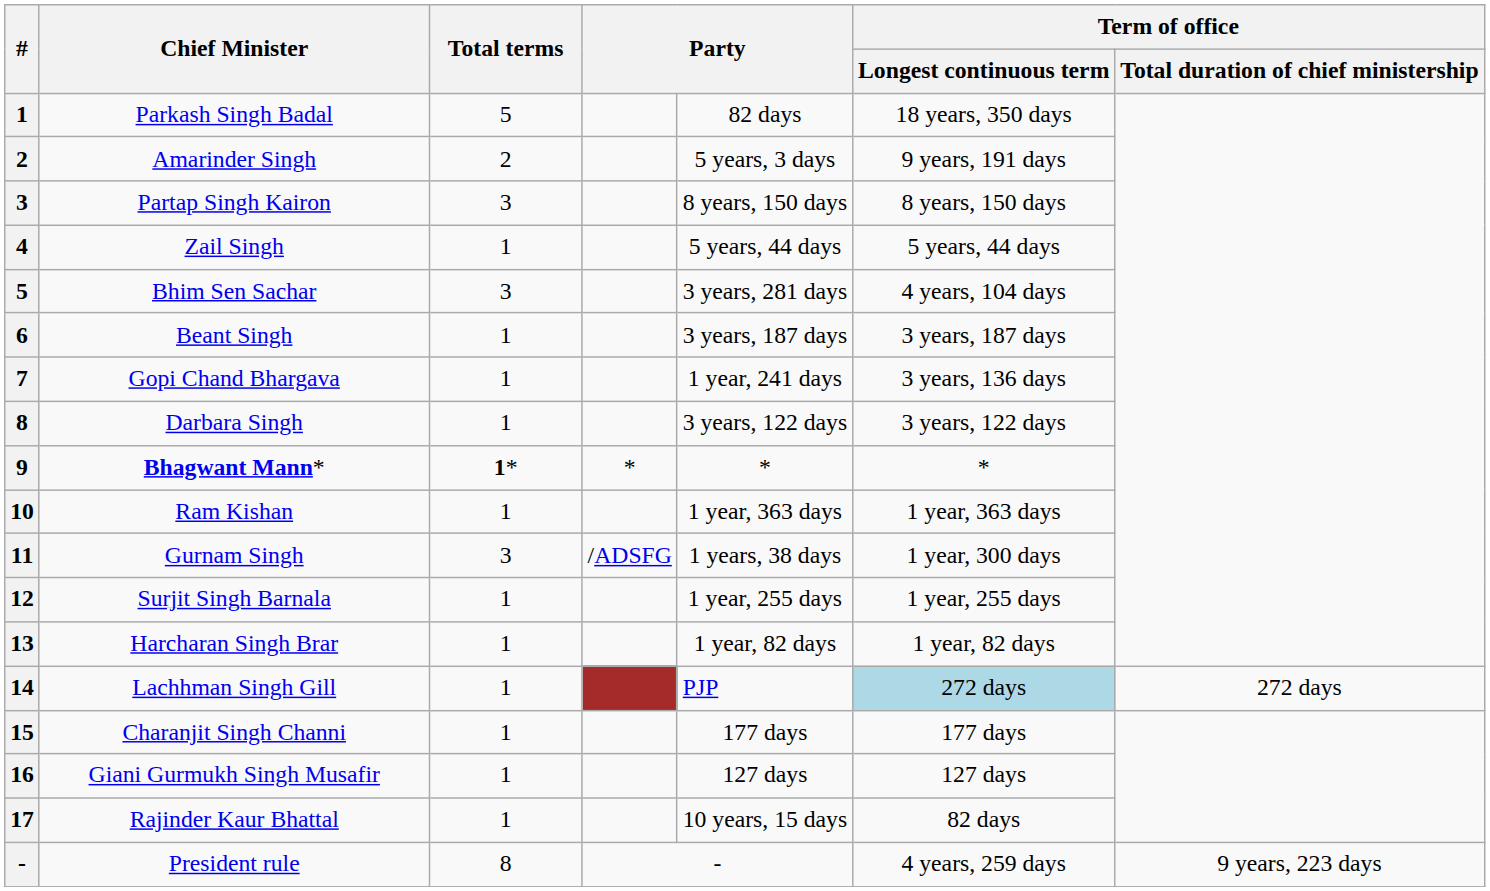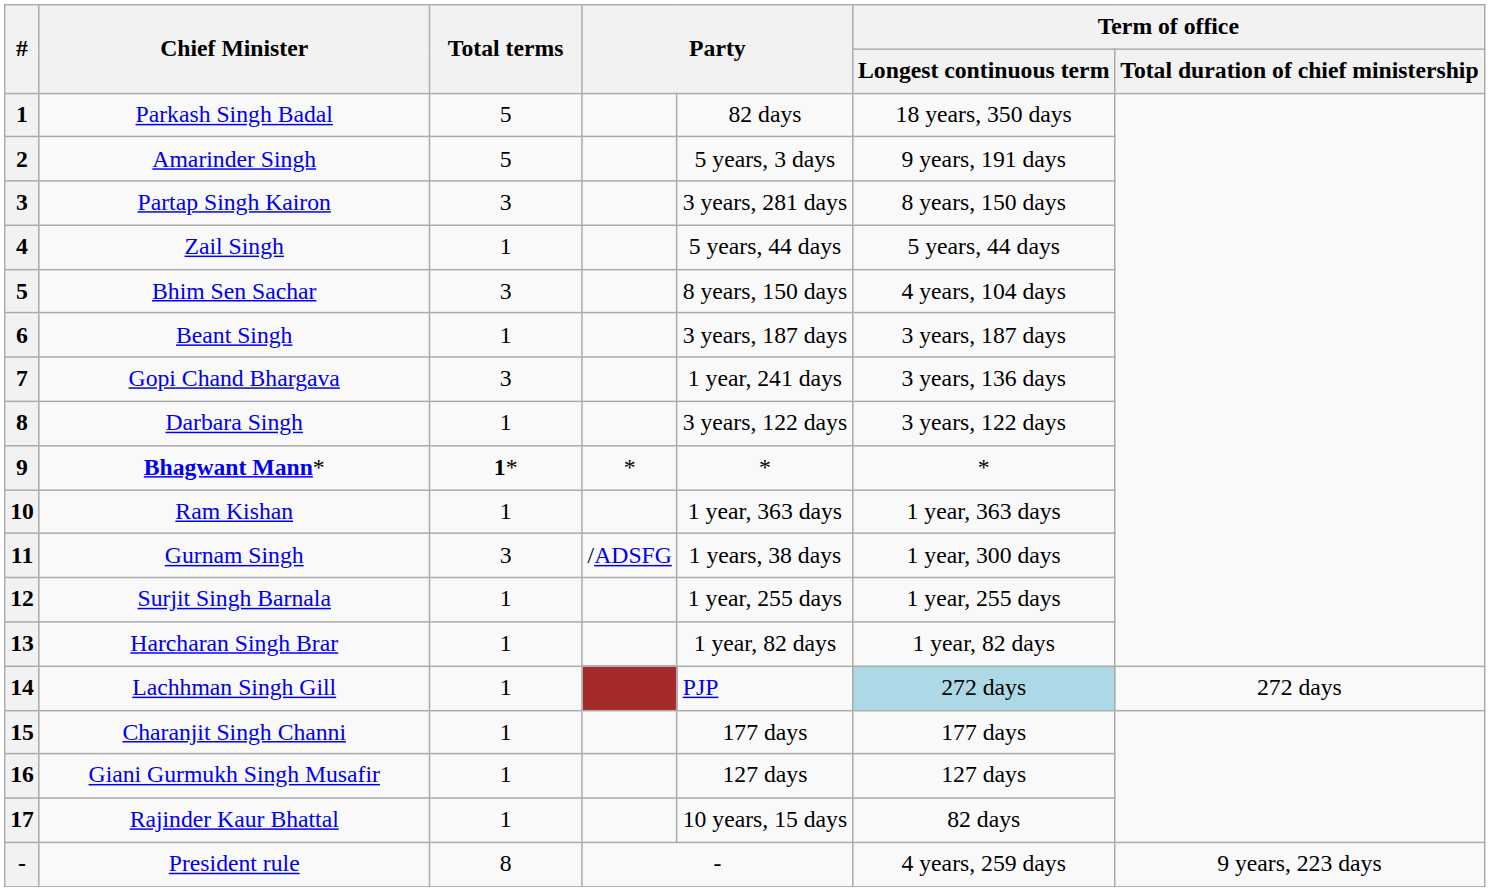(506, 158) 2 -> (506, 158) 5
(765, 202) 8 years, 150 days -> (765, 202) 3 years, 281 days
(765, 290) 3 years, 281 days -> (765, 290) 8 years, 150 days
(506, 378) 1 -> (506, 378) 3
